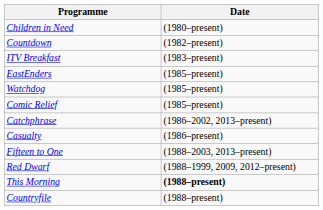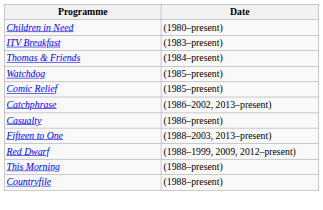- row: (29, 43)
+ row: (43, 58)
- row: (29, 74)
(194, 182) bold -> (193, 167) normal
